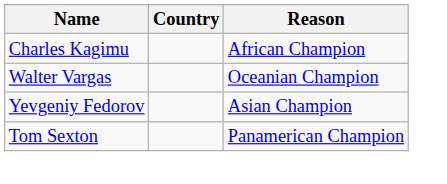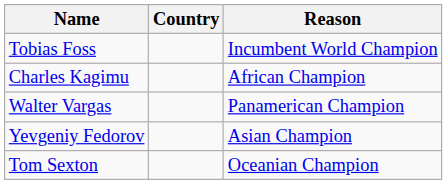+ row: (52, 48)
(303, 77) Oceanian Champion -> (316, 106) Panamerican Champion
(316, 135) Panamerican Champion -> (303, 164) Oceanian Champion
